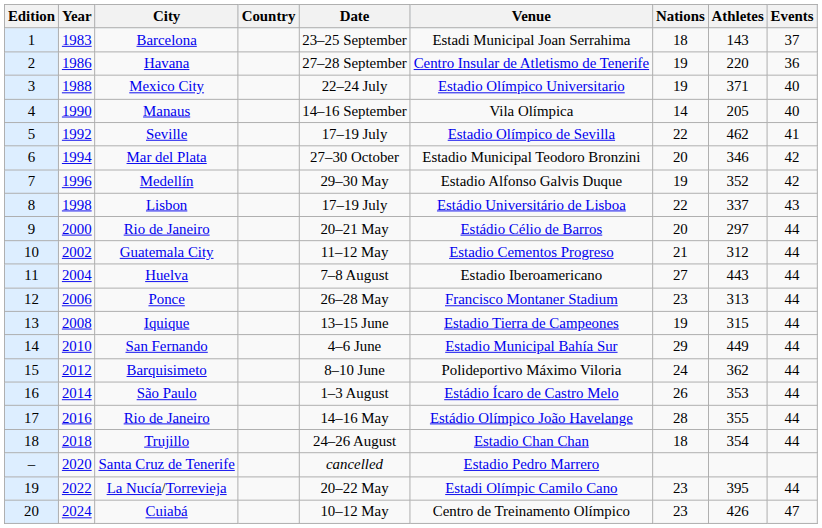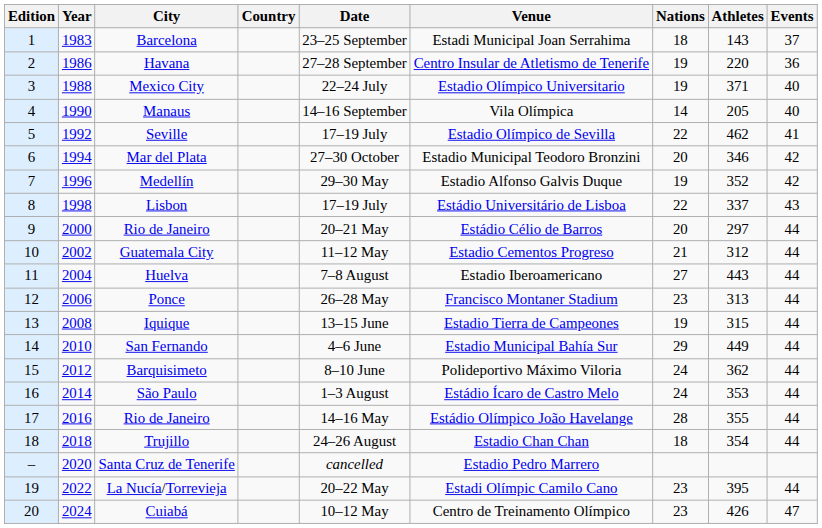(680, 393) 26 -> (680, 393) 24
